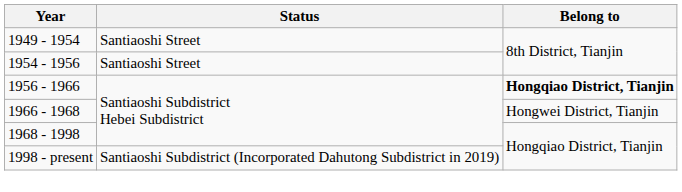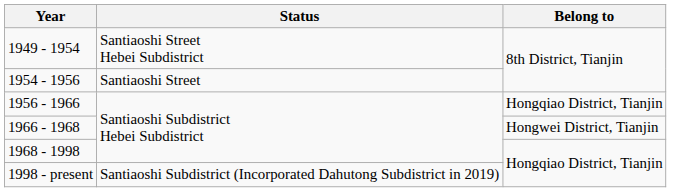(150, 39) Santiaoshi Street -> (152, 48) Santiaoshi Street Hebei Subdistrict
(590, 87) bold -> (584, 103) normal
